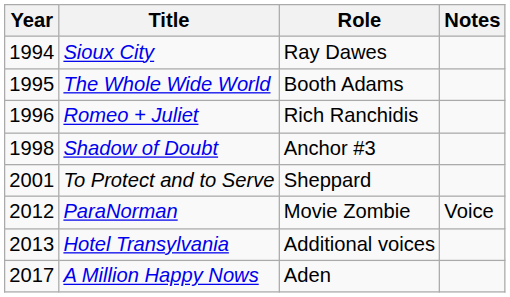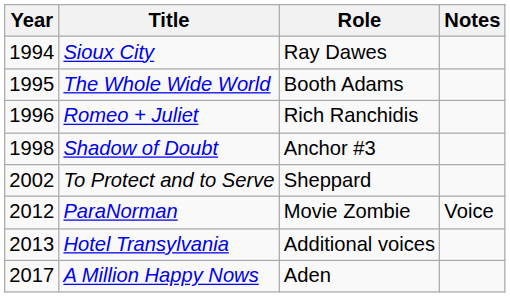(32, 180) 2001 -> (32, 180) 2002
